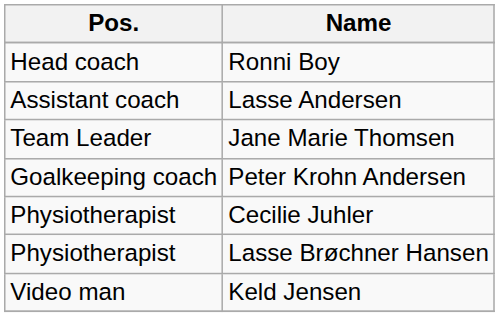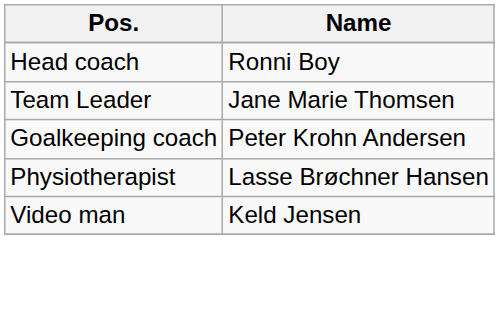- row: (315, 100)
- row: (301, 215)
